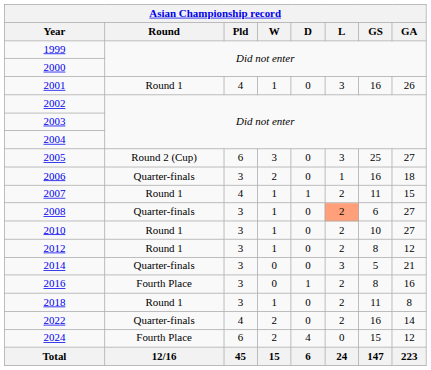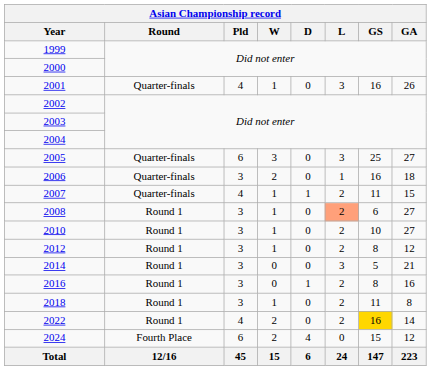(164, 86) Round 1 -> (164, 86) Quarter-finals
(164, 158) Round 2 (Cup) -> (164, 158) Quarter-finals
(164, 194) Round 1 -> (164, 194) Quarter-finals
(164, 212) Quarter-finals -> (164, 212) Round 1
(164, 266) Quarter-finals -> (164, 266) Round 1
(164, 284) Fourth Place -> (164, 284) Round 1
(164, 320) Quarter-finals -> (164, 320) Round 1
(375, 320) no background -> (375, 320) gold background
